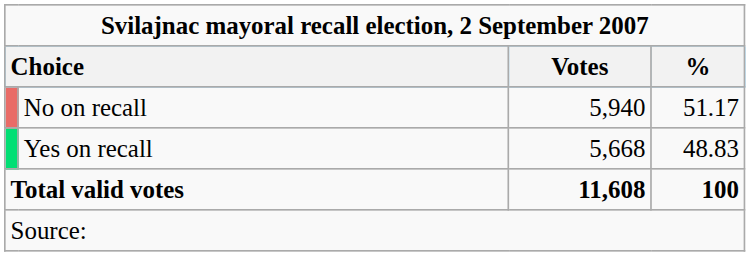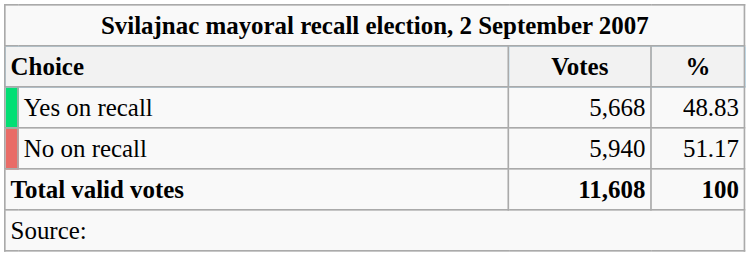rows swapped: (85, 107) <-> (88, 148)
